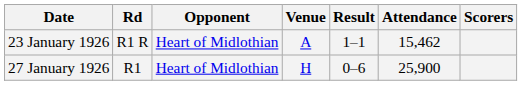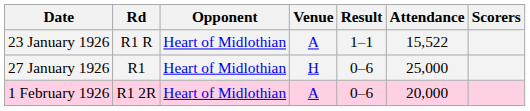(419, 42) 15,462 -> (427, 42) 15,522
(419, 67) 25,900 -> (427, 67) 25,000
+ row: (59, 93)
